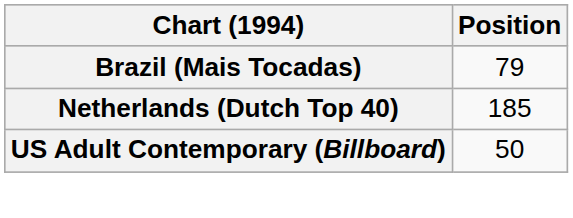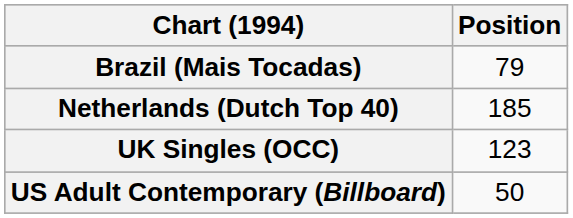+ row: (228, 150)
